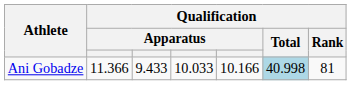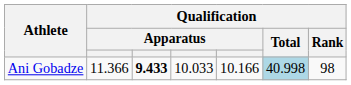(151, 68) normal -> (151, 68) bold
(327, 68) 81 -> (327, 68) 98
